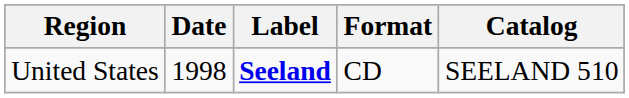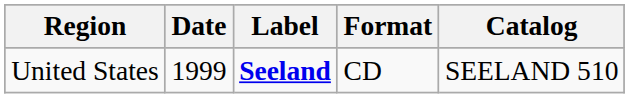(199, 69) 1998 -> (199, 69) 1999
